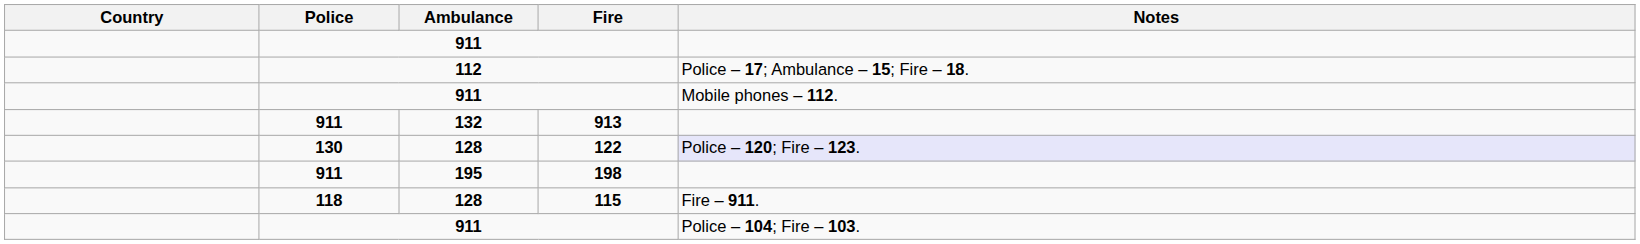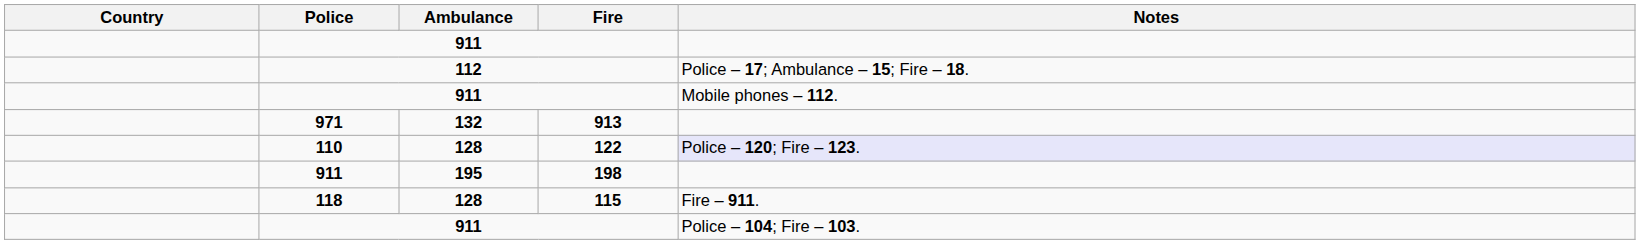(329, 122) 911 -> (329, 122) 971
(329, 148) 130 -> (329, 148) 110
